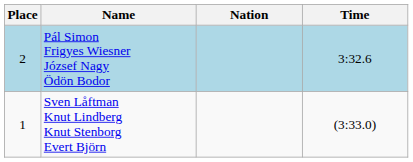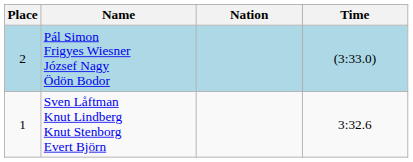(355, 58) 3:32.6 -> (355, 58) (3:33.0)
(355, 124) (3:33.0) -> (355, 124) 3:32.6
